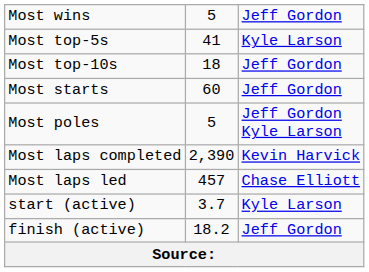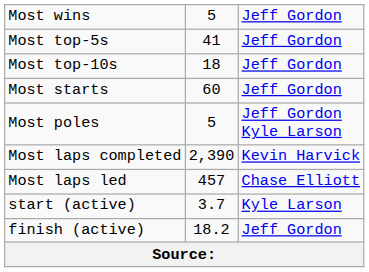(292, 42) Kyle Larson -> (292, 42) Jeff Gordon
